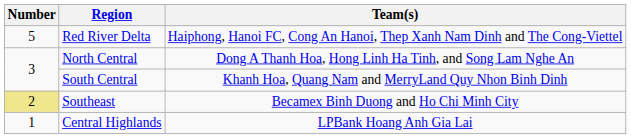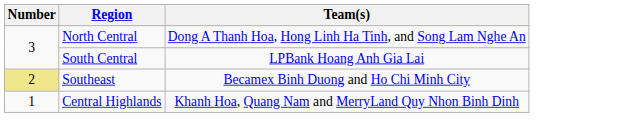- row: (106, 36)
(395, 79) Khanh Hoa, Quang Nam and MerryLand Quy Nhon Binh Dinh -> (347, 58) LPBank Hoang Anh Gia Lai
(395, 123) LPBank Hoang Anh Gia Lai -> (347, 101) Khanh Hoa, Quang Nam and MerryLand Quy Nhon Binh Dinh
